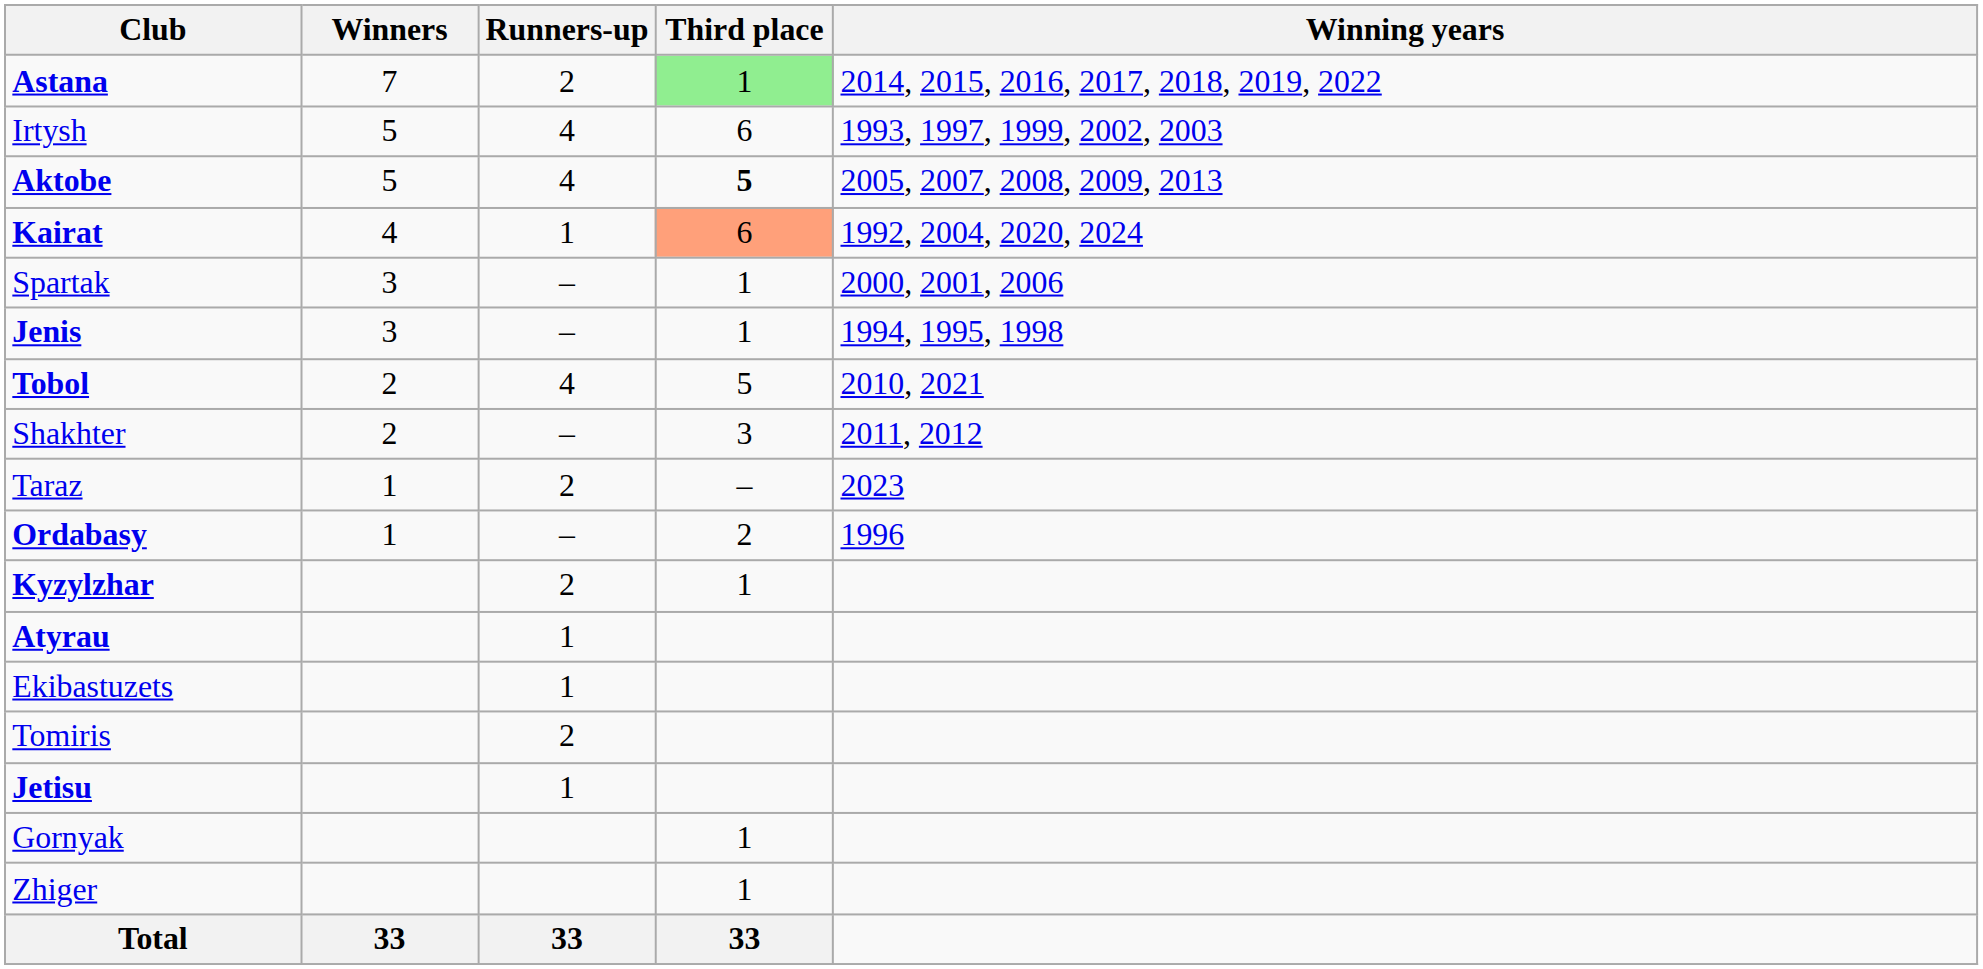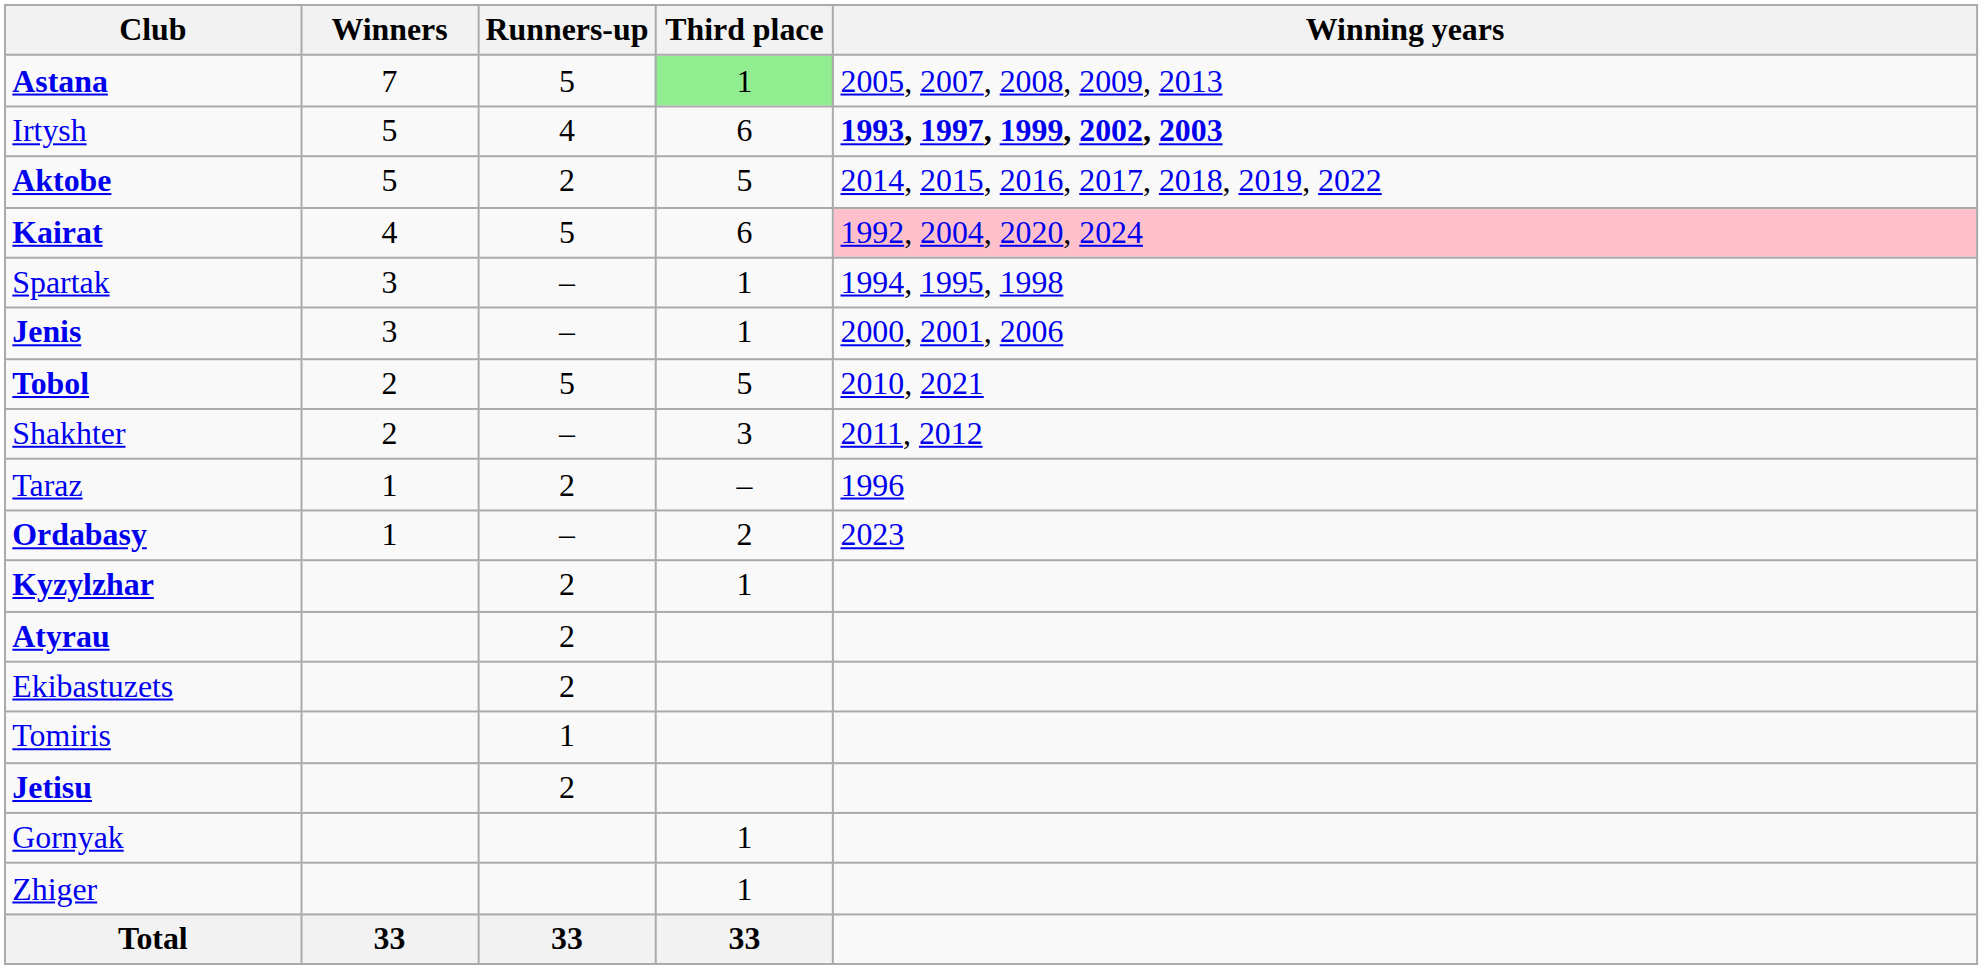(567, 80) 2 -> (567, 80) 5
(1111, 80) 2014, 2015, 2016, 2017, 2018, 2019, 2022 -> (1032, 80) 2005, 2007, 2008, 2009, 2013
(1032, 130) normal -> (1032, 130) bold
(567, 181) 4 -> (567, 181) 2
(744, 181) bold -> (744, 181) normal
(1032, 181) 2005, 2007, 2008, 2009, 2013 -> (1111, 181) 2014, 2015, 2016, 2017, 2018, 2019, 2022
(567, 231) 1 -> (567, 231) 5
(744, 231) lightsalmon background -> (744, 231) no background
(992, 231) no background -> (992, 231) pink background
(952, 282) 2000, 2001, 2006 -> (952, 282) 1994, 1995, 1998
(952, 332) 1994, 1995, 1998 -> (952, 332) 2000, 2001, 2006
(567, 383) 4 -> (567, 383) 5
(872, 484) 2023 -> (872, 484) 1996
(872, 534) 1996 -> (872, 534) 2023
(567, 635) 1 -> (567, 635) 2
(567, 686) 1 -> (567, 686) 2
(567, 736) 2 -> (567, 736) 1
(567, 787) 1 -> (567, 787) 2
